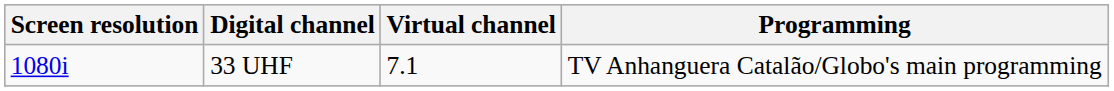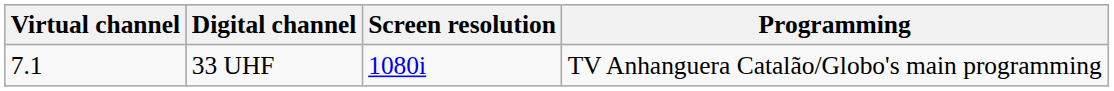columns swapped: (471, 24) <-> (105, 24)
